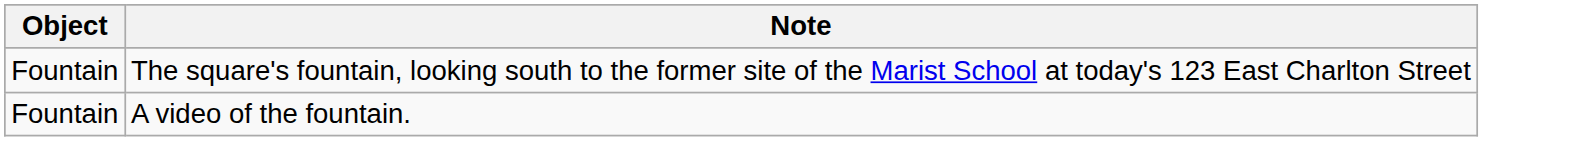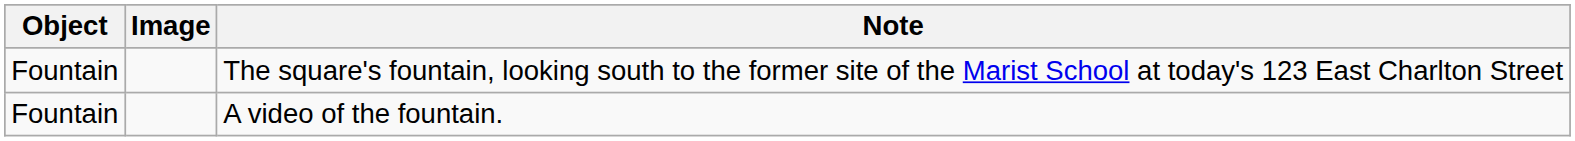+ column: (171, 26)
